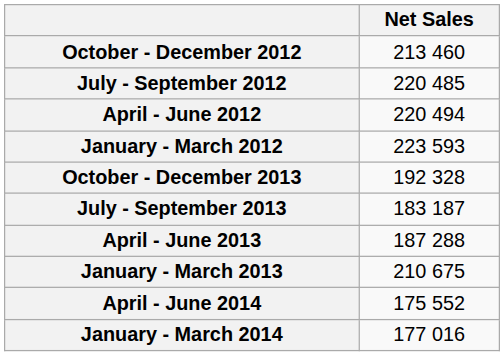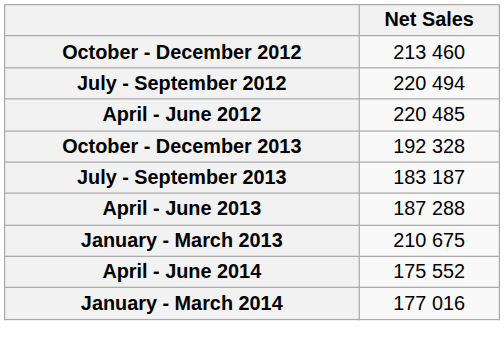(429, 83) 220 485 -> (429, 83) 220 494
(429, 114) 220 494 -> (429, 114) 220 485
- row: (182, 146)
